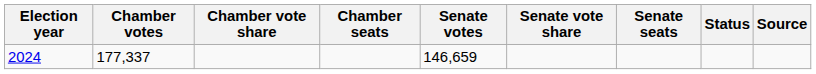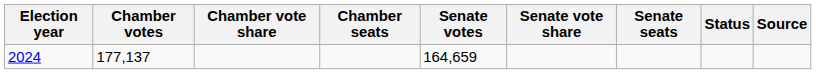(123, 56) 177,337 -> (123, 56) 177,137
(450, 56) 146,659 -> (450, 56) 164,659
